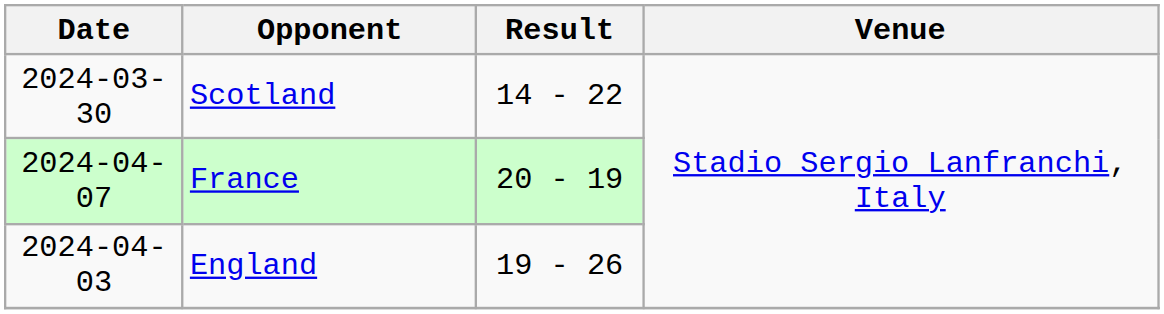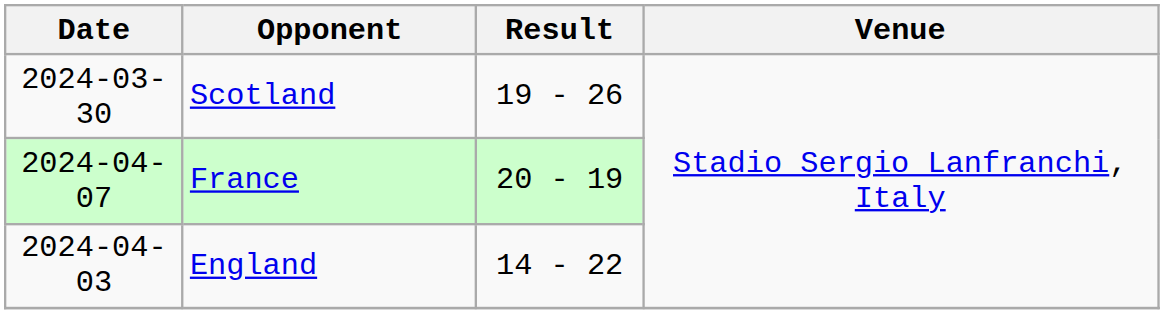(560, 97) 14 - 22 -> (560, 97) 19 - 26
(560, 265) 19 - 26 -> (560, 265) 14 - 22
